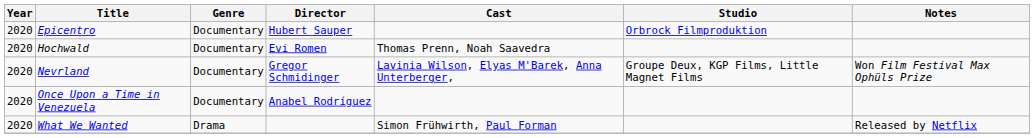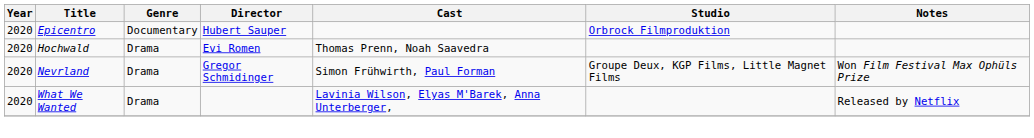(228, 48) Documentary -> (143, 48) Drama
(228, 71) Documentary -> (143, 71) Drama
(489, 71) Lavinia Wilson, Elyas M'Barek, Anna Unterberger, -> (405, 71) Simon Frühwirth, Paul Forman
- row: (99, 101)
(467, 125) Simon Frühwirth, Paul Forman -> (428, 101) Lavinia Wilson, Elyas M'Barek, Anna Unterberger,
